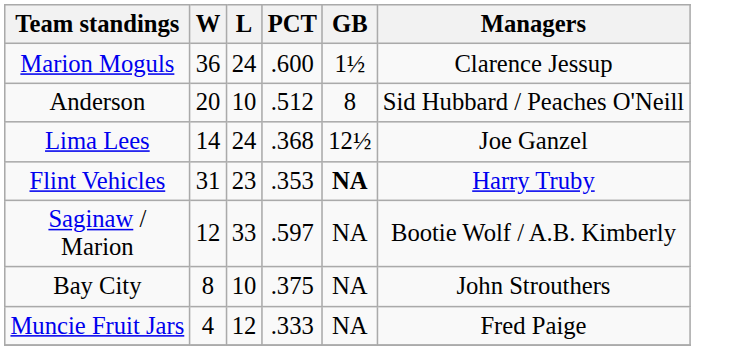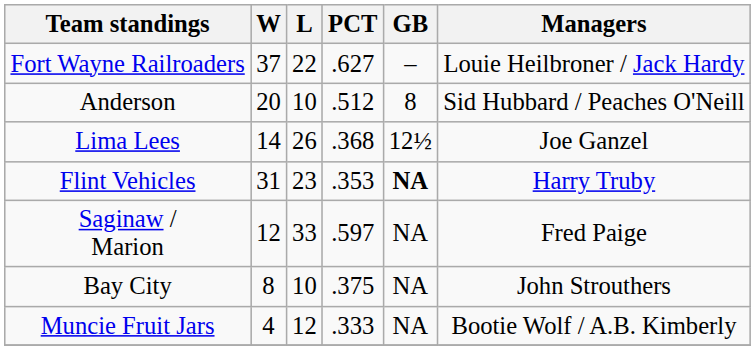+ row: (128, 63)
- row: (97, 63)
(244, 141) 24 -> (304, 141) 26
(533, 233) Bootie Wolf / A.B. Kimberly -> (594, 233) Fred Paige
(533, 325) Fred Paige -> (594, 325) Bootie Wolf / A.B. Kimberly
